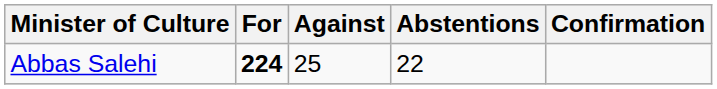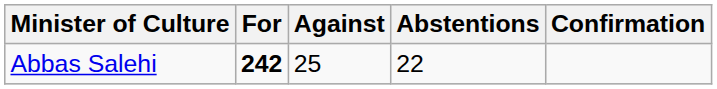(262, 63) 224 -> (262, 63) 242
